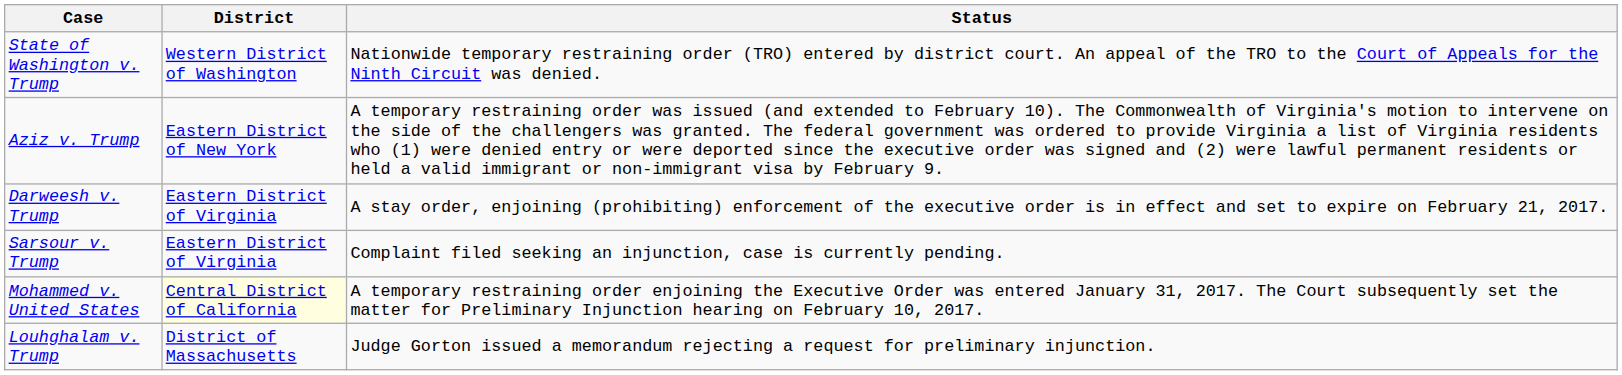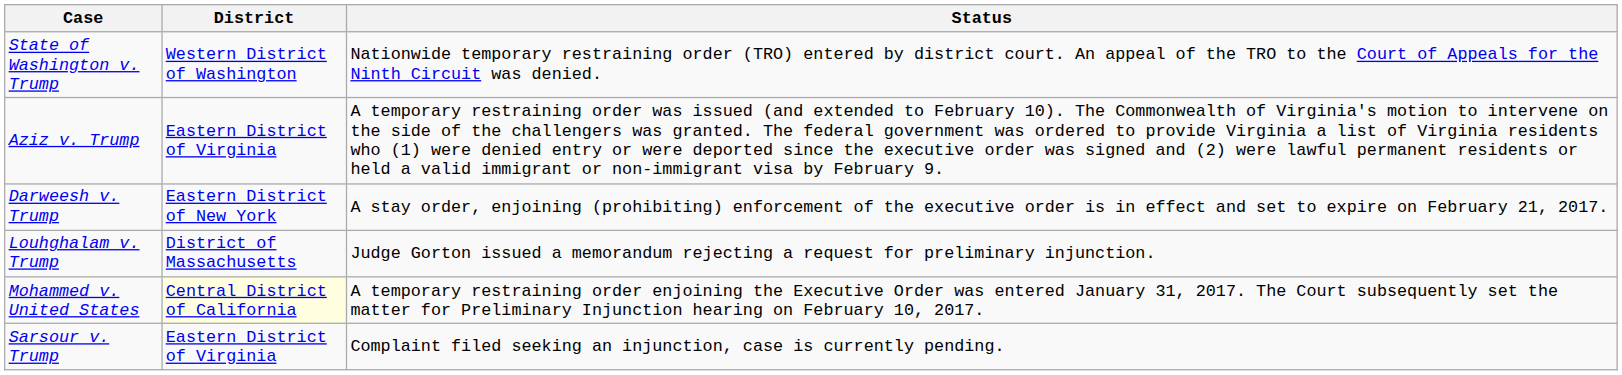(246, 141) Eastern District of New York -> (246, 141) Eastern District of Virginia
(246, 207) Eastern District of Virginia -> (246, 207) Eastern District of New York
rows swapped: (74, 347) <-> (59, 253)
